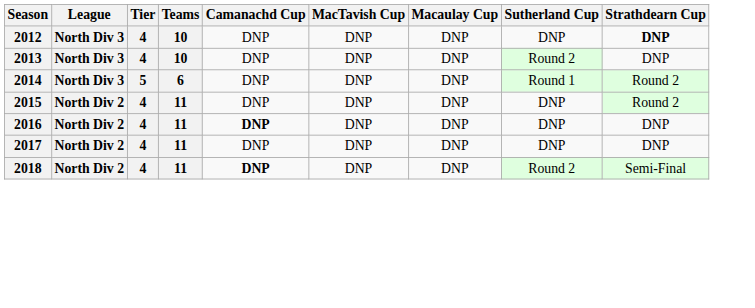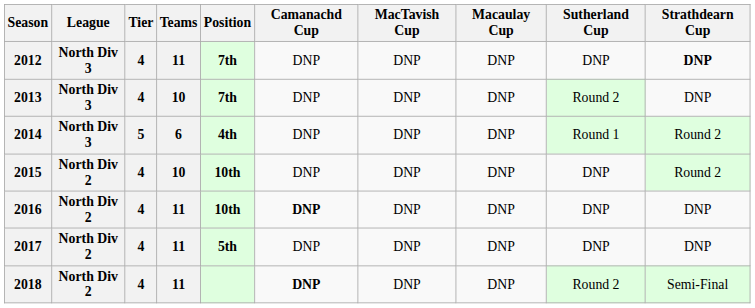+ column: (227, 23)
(181, 37) 10 -> (179, 60) 11
(181, 102) 11 -> (179, 172) 10
